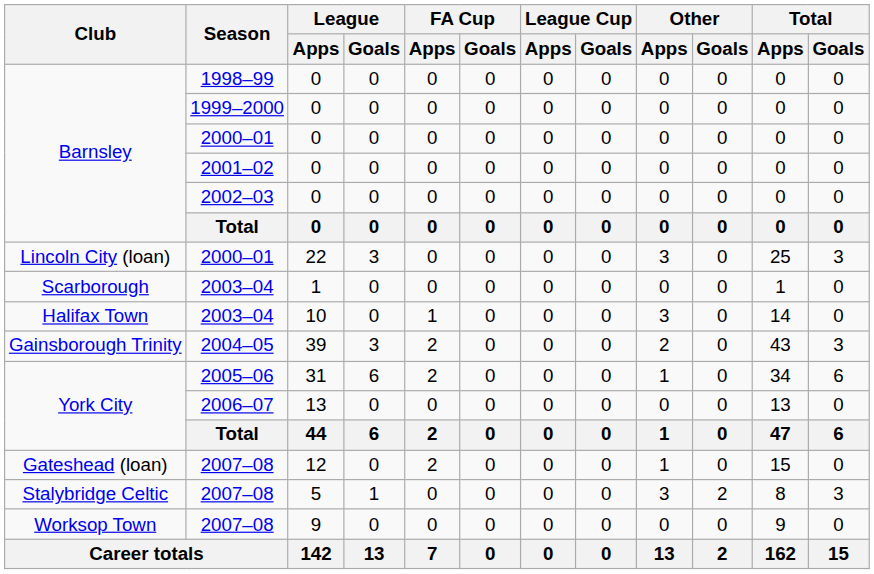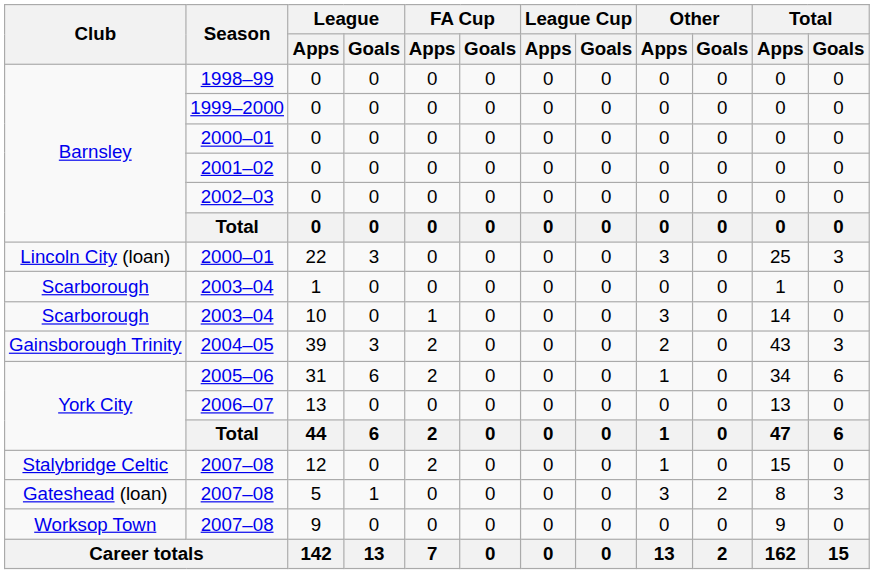(95, 316) Halifax Town -> (95, 316) Scarborough
(95, 464) Gateshead (loan) -> (95, 464) Stalybridge Celtic
(95, 494) Stalybridge Celtic -> (95, 494) Gateshead (loan)
